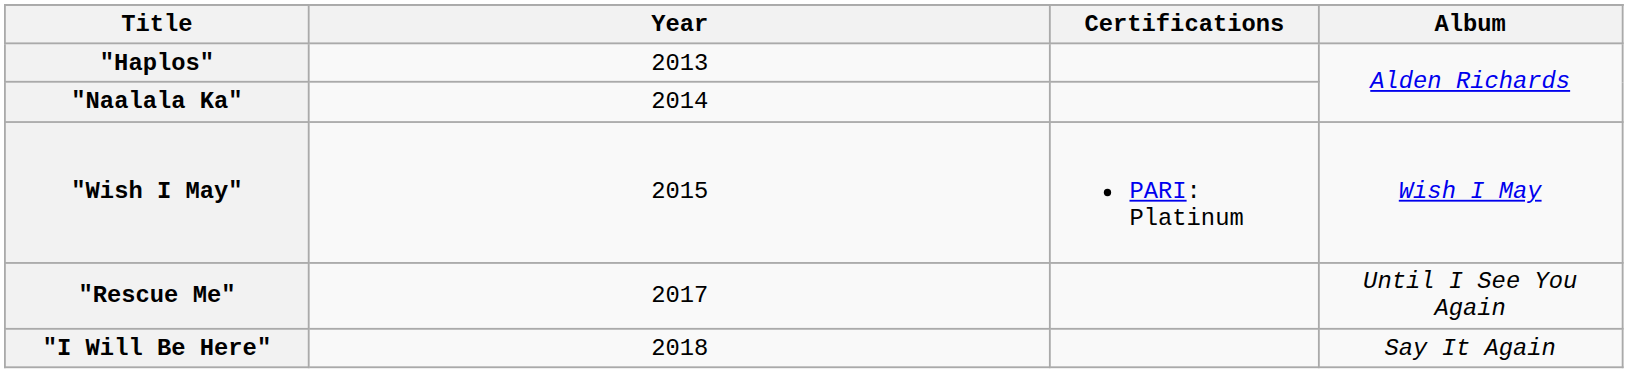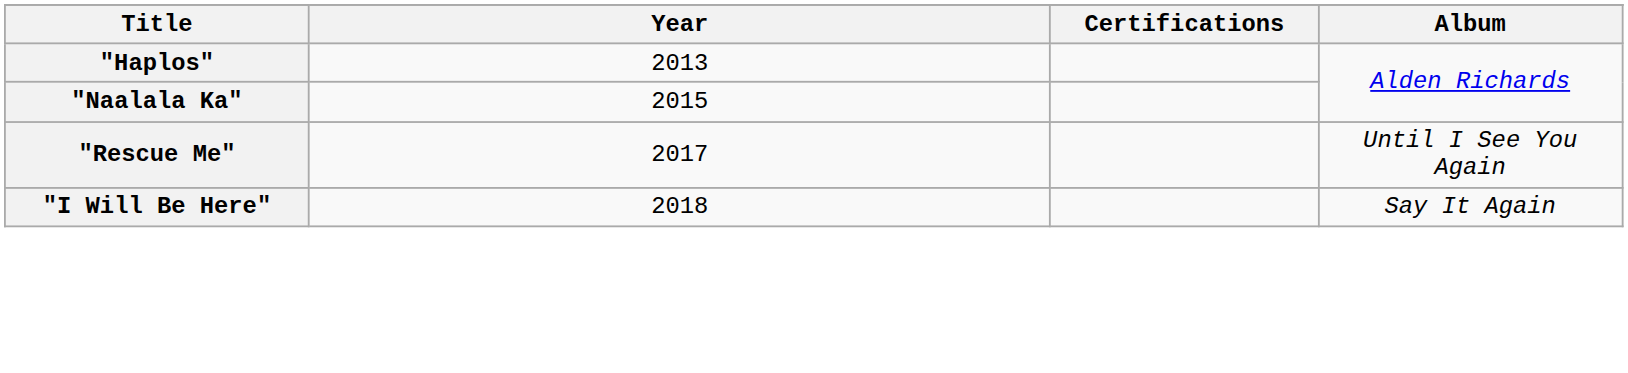(680, 102) 2014 -> (680, 102) 2015
- row: (157, 192)
